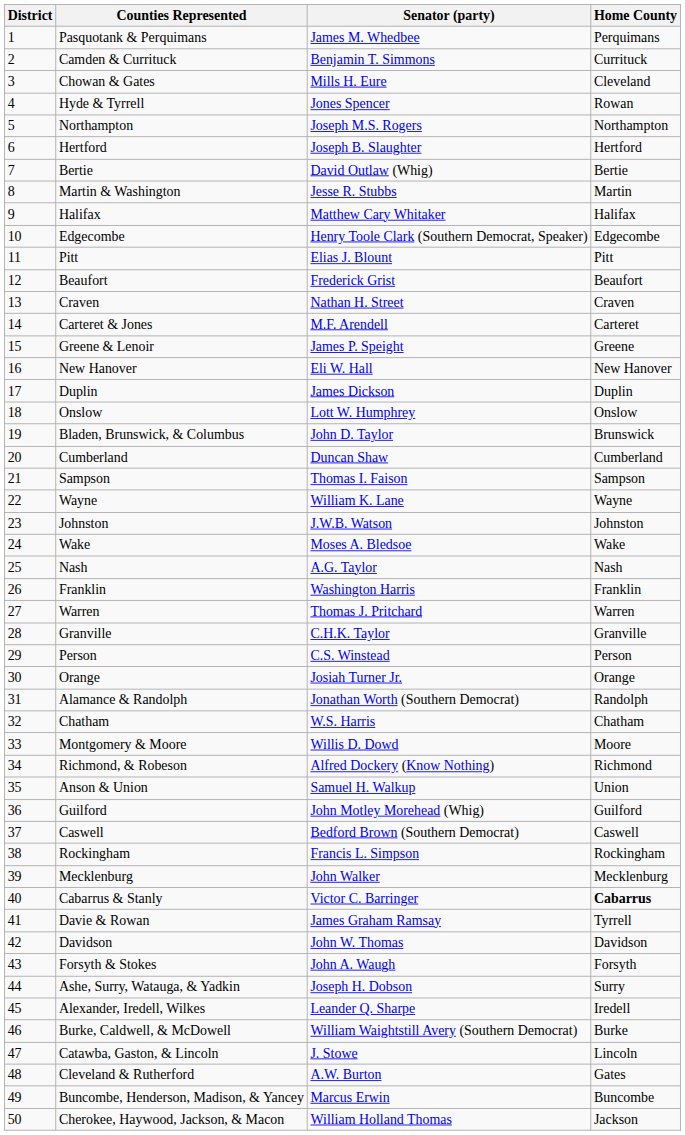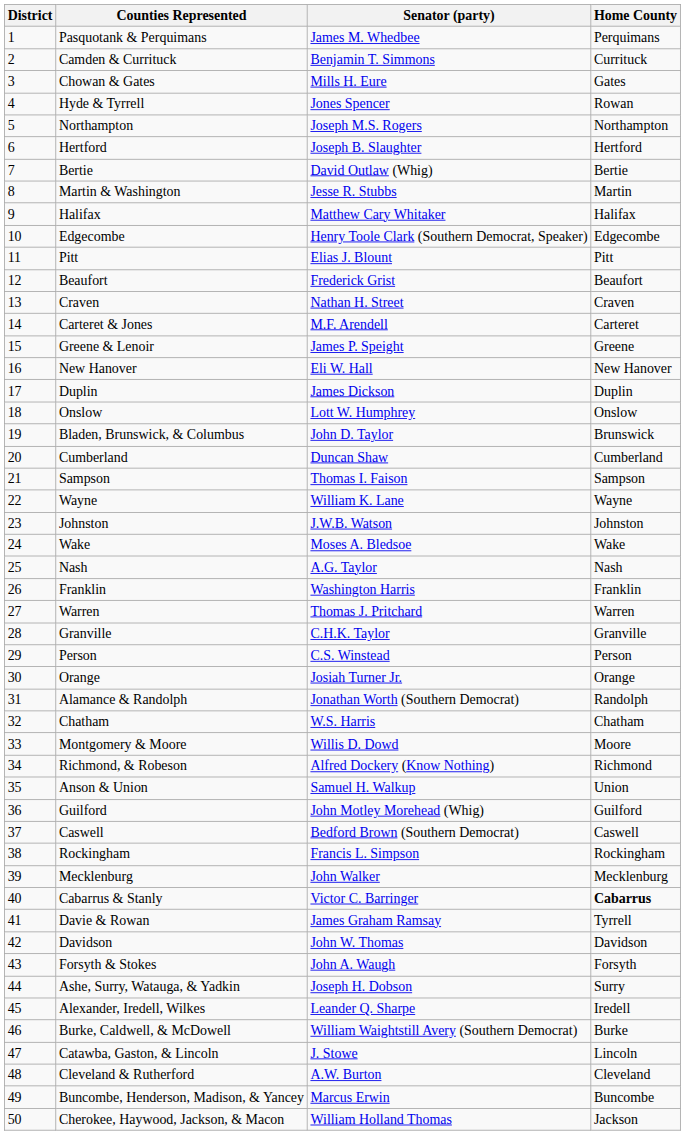(622, 81) Cleveland -> (610, 81) Gates
(610, 1075) Gates -> (622, 1075) Cleveland
